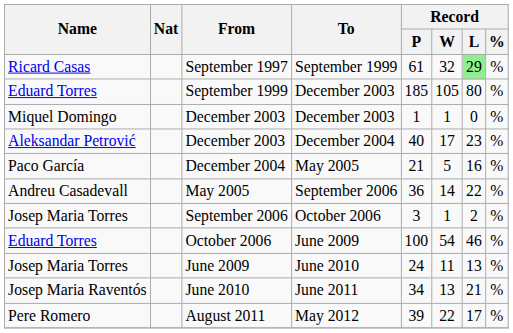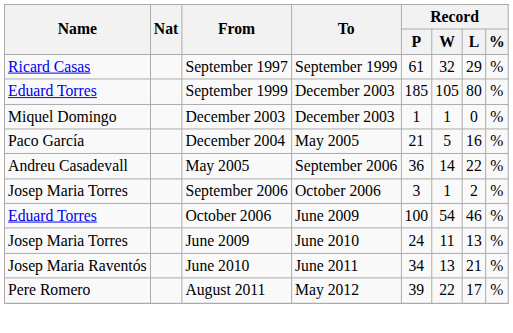(474, 66) lightgreen background -> (474, 66) no background
- row: (235, 141)
